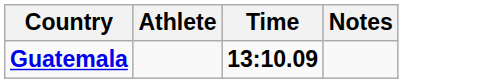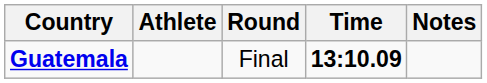+ column: (264, 22)
